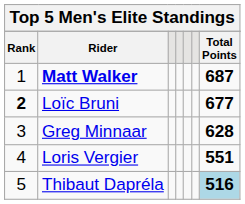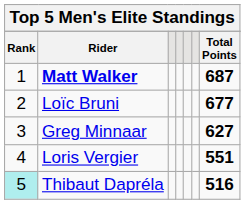(21, 103) bold -> (21, 103) normal
(220, 130) 628 -> (220, 130) 627
(21, 185) no background -> (21, 185) paleturquoise background
(220, 185) lightblue background -> (220, 185) no background
